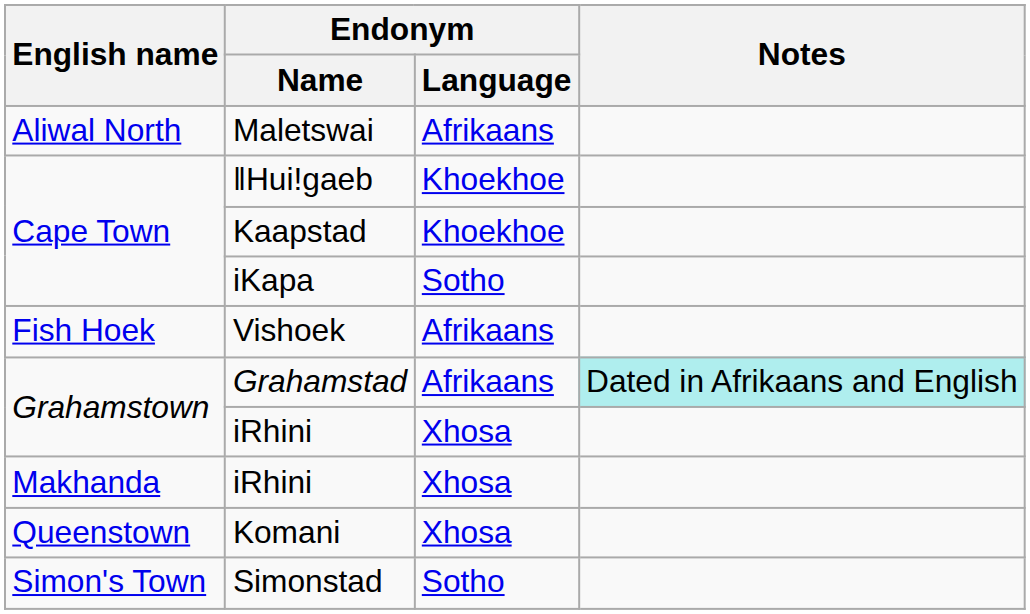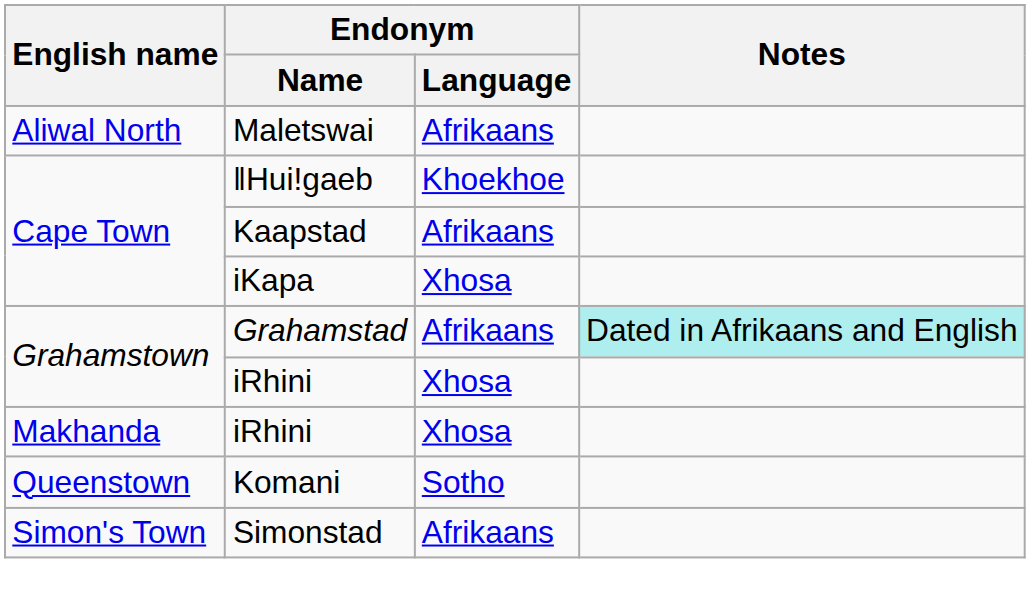(493, 230) Khoekhoe -> (488, 230) Afrikaans
(463, 280) Sotho -> (467, 280) Xhosa
- row: (84, 331)
(467, 532) Xhosa -> (463, 481) Sotho
(463, 582) Sotho -> (488, 532) Afrikaans
